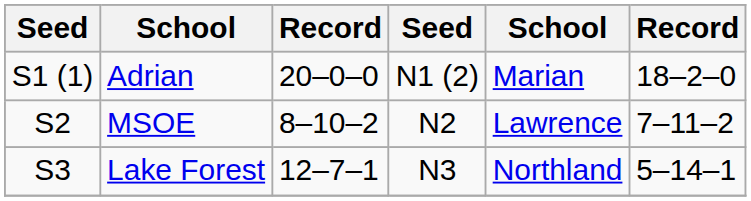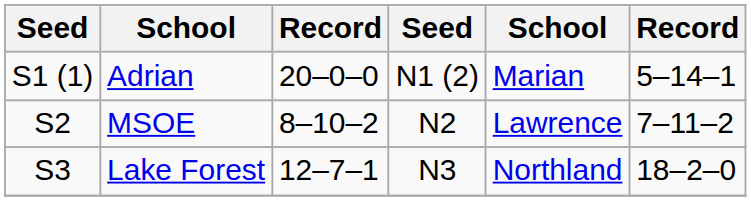(686, 75) 18–2–0 -> (686, 75) 5–14–1
(686, 170) 5–14–1 -> (686, 170) 18–2–0
